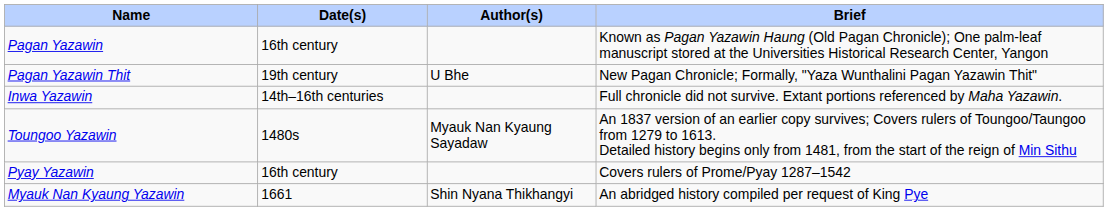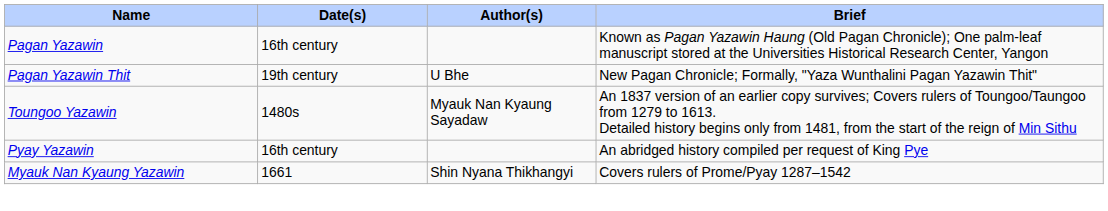- row: (50, 97)
(725, 172) Covers rulers of Prome/Pyay 1287–1542 -> (764, 150) An abridged history compiled per request of King Pye
(764, 194) An abridged history compiled per request of King Pye -> (725, 172) Covers rulers of Prome/Pyay 1287–1542
